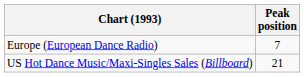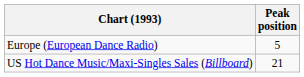(277, 44) 7 -> (277, 44) 5
